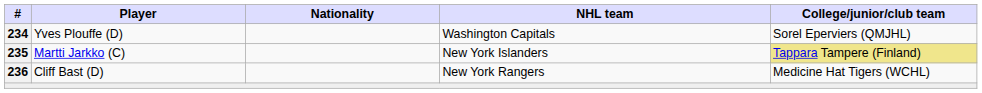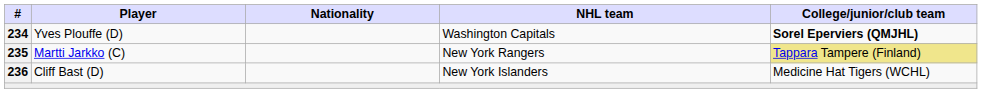(842, 33) normal -> (846, 33) bold
(495, 53) New York Islanders -> (493, 53) New York Rangers
(493, 72) New York Rangers -> (495, 72) New York Islanders
